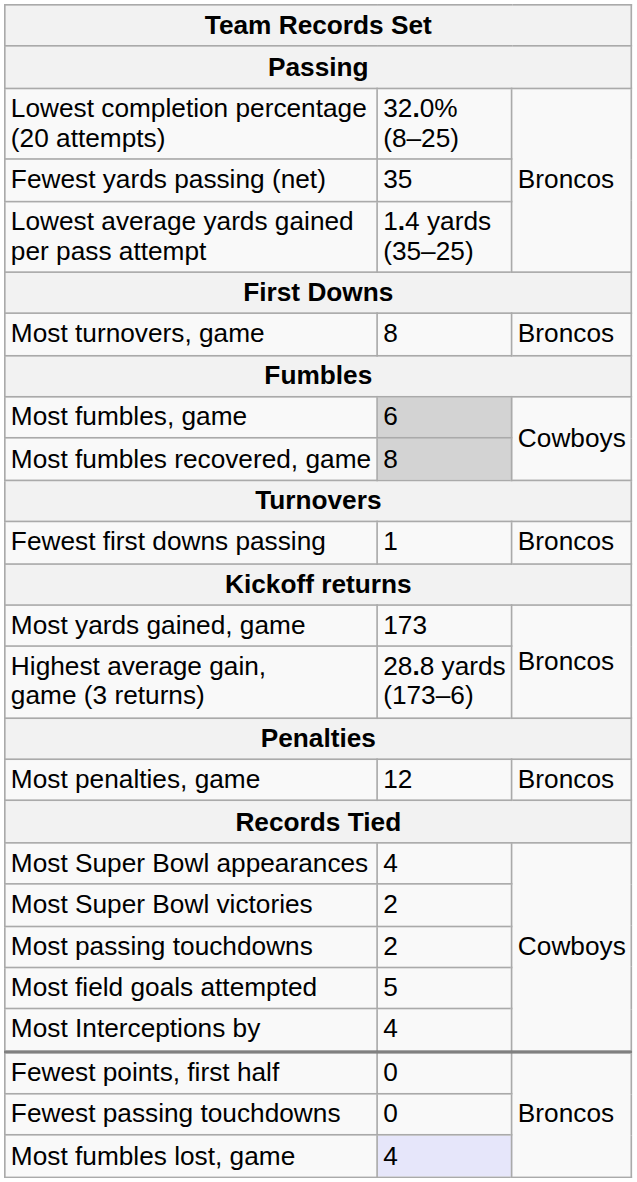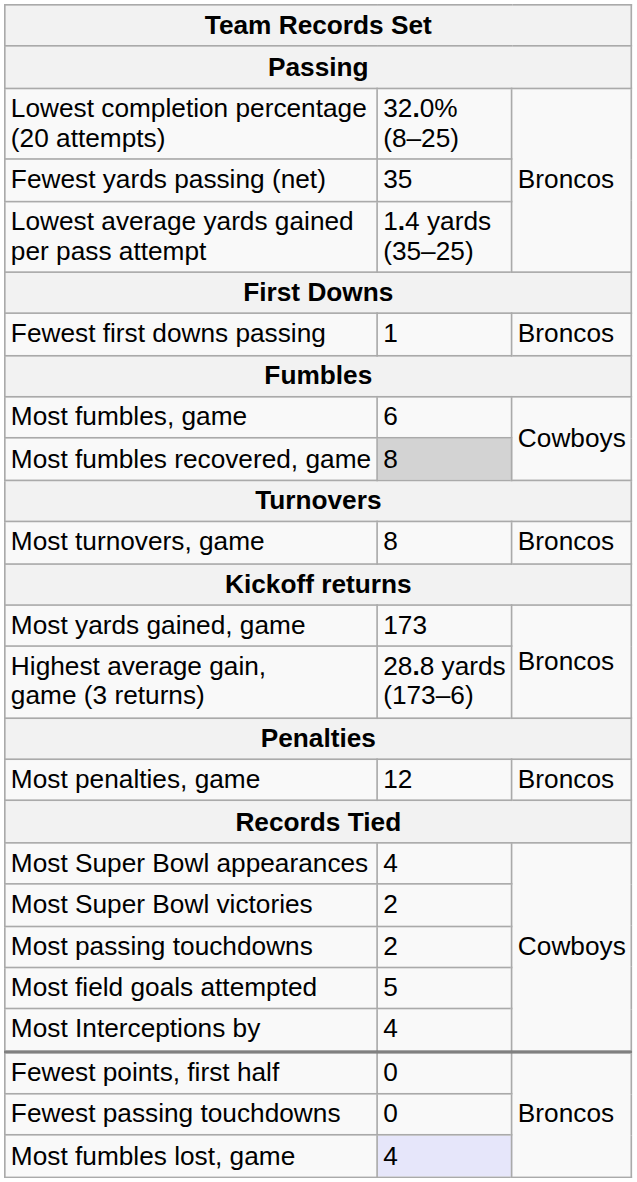rows swapped: (168, 542) <-> (138, 334)
(391, 417) lightgrey background -> (391, 417) no background
